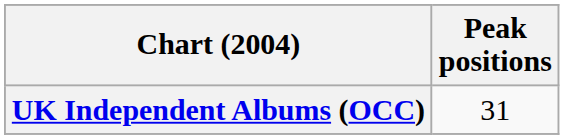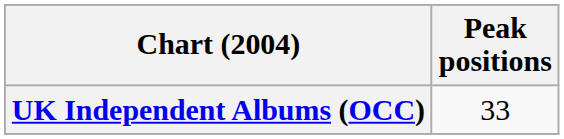(495, 109) 31 -> (495, 109) 33
